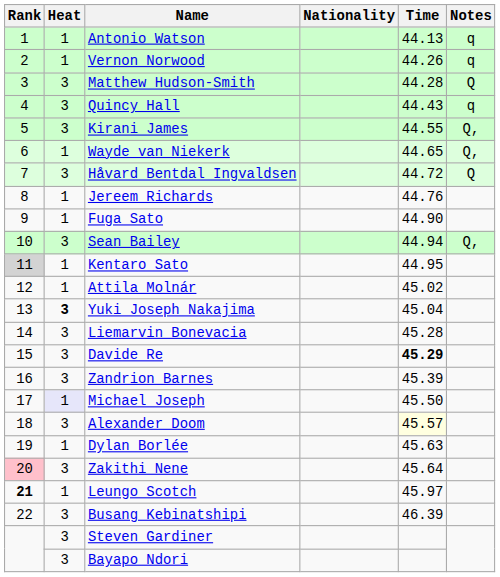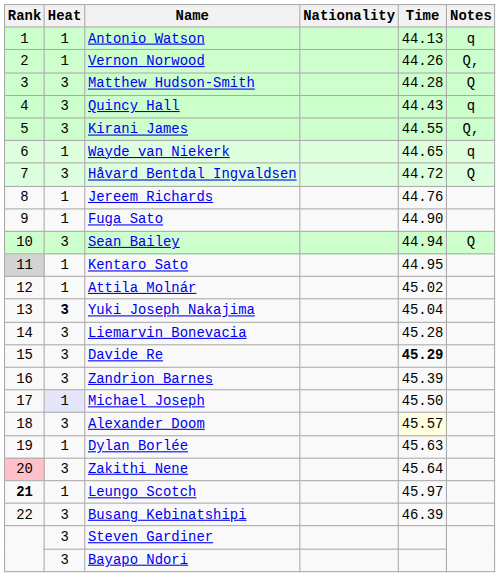(471, 61) q -> (471, 61) Q,
(471, 152) Q, -> (471, 152) q
(471, 243) Q, -> (471, 243) Q
